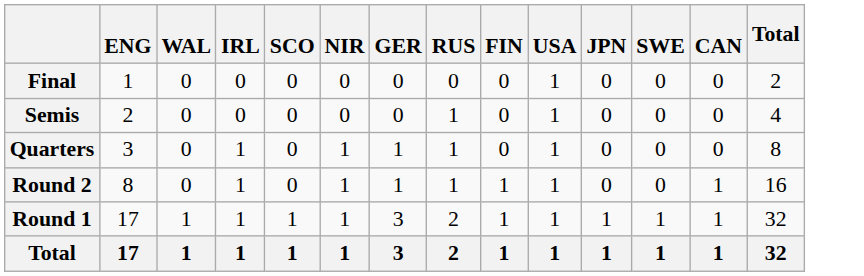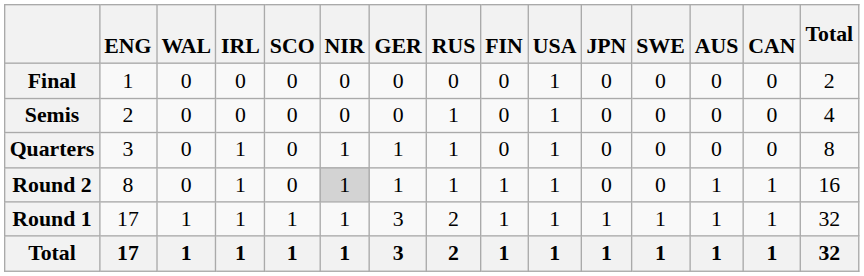+ column: (717, 46)
(345, 184) no background -> (345, 184) lightgrey background
